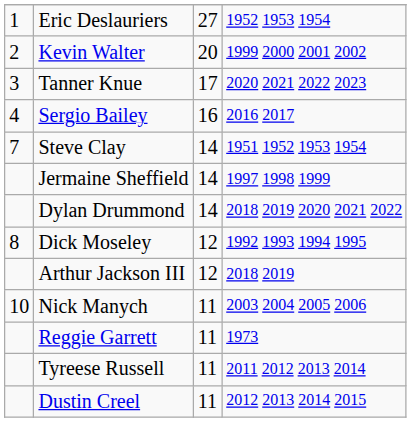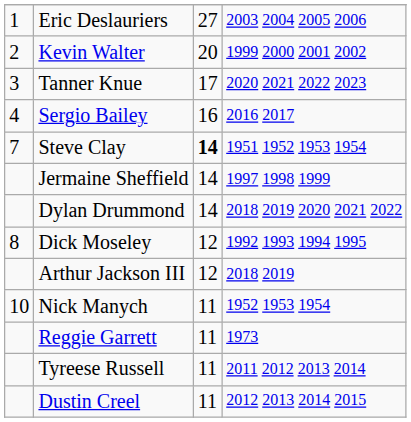(278, 20) 1952 1953 1954 -> (296, 20) 2003 2004 2005 2006
(208, 147) normal -> (208, 147) bold
(296, 305) 2003 2004 2005 2006 -> (278, 305) 1952 1953 1954
